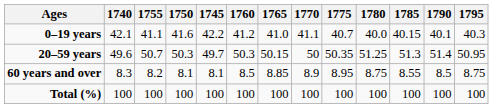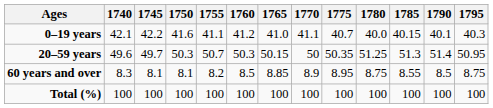columns swapped: (212, 14) <-> (150, 14)
